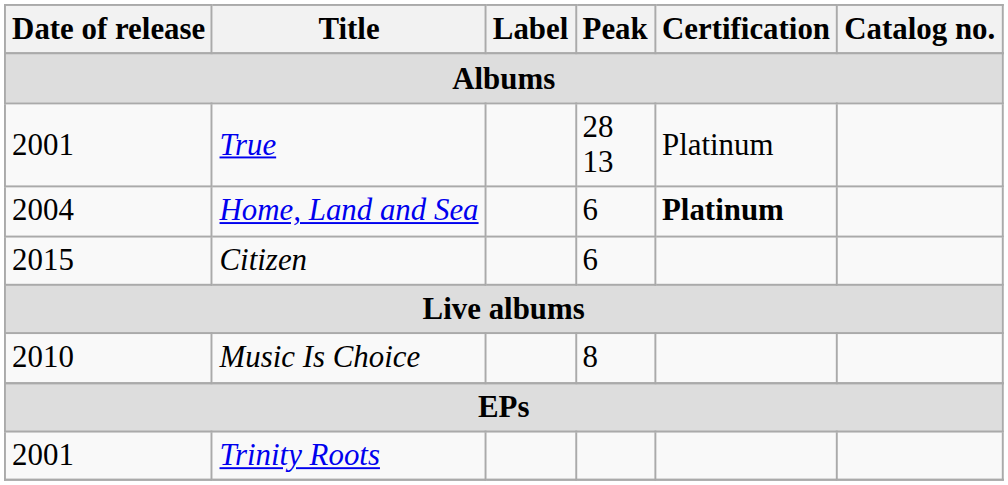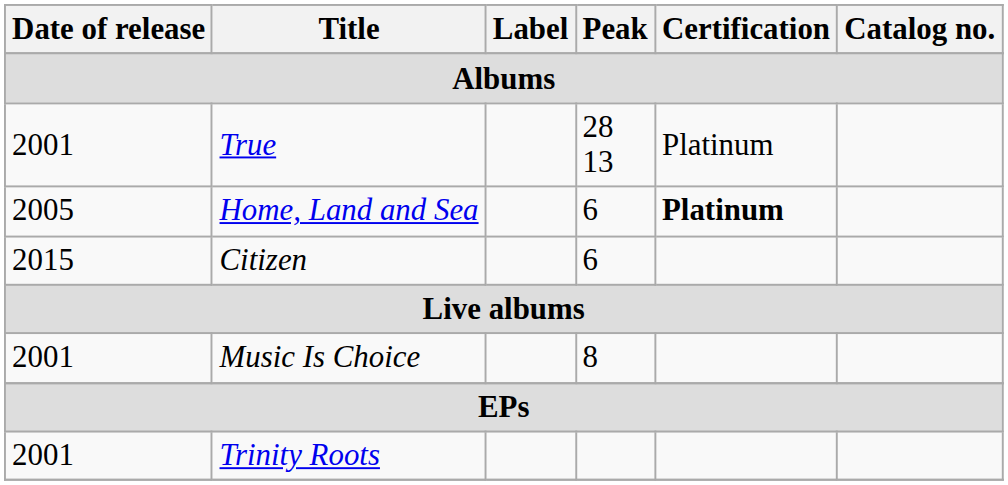(43, 210) 2004 -> (43, 210) 2005
(43, 357) 2010 -> (43, 357) 2001
